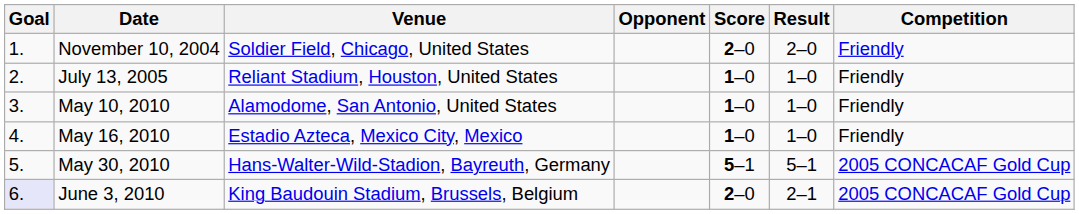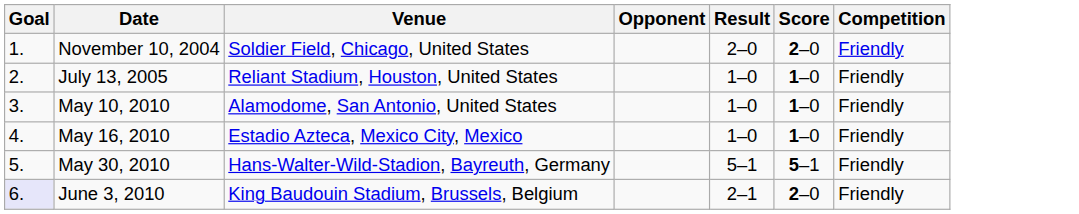columns swapped: (739, 19) <-> (802, 19)
(954, 164) 2005 CONCACAF Gold Cup -> (871, 164) Friendly
(954, 194) 2005 CONCACAF Gold Cup -> (871, 194) Friendly
